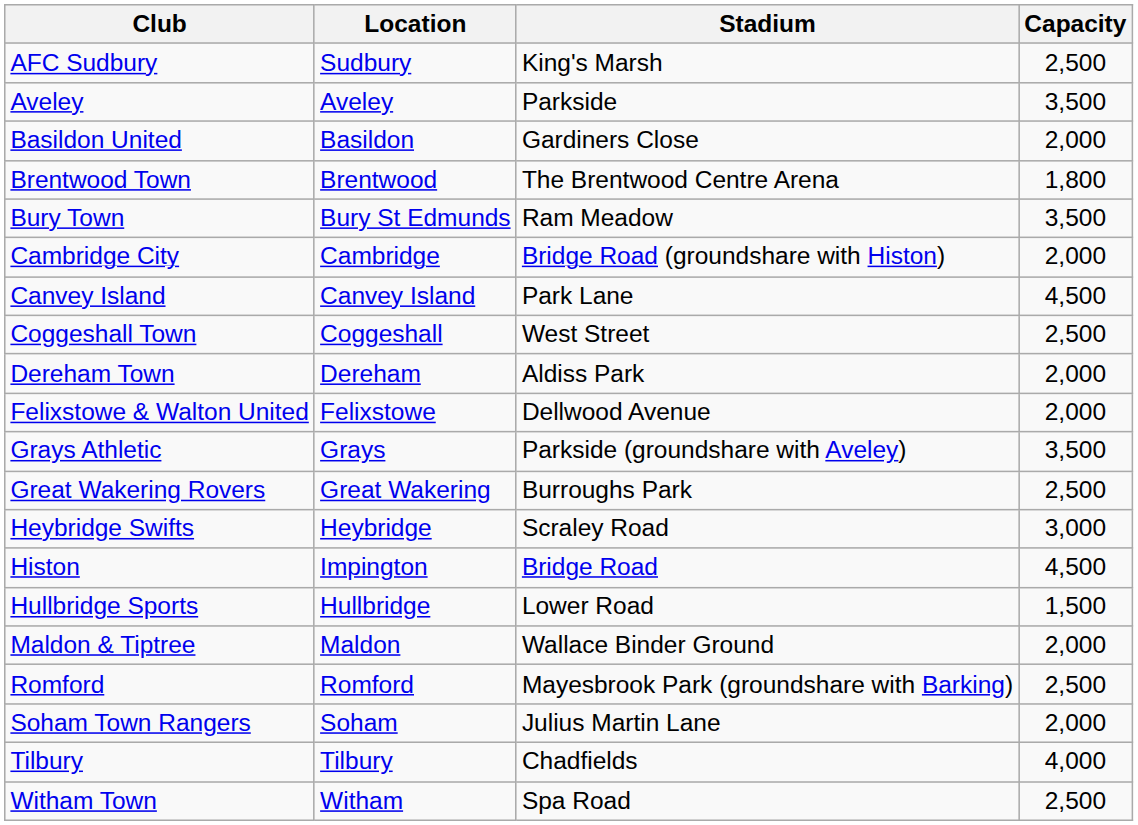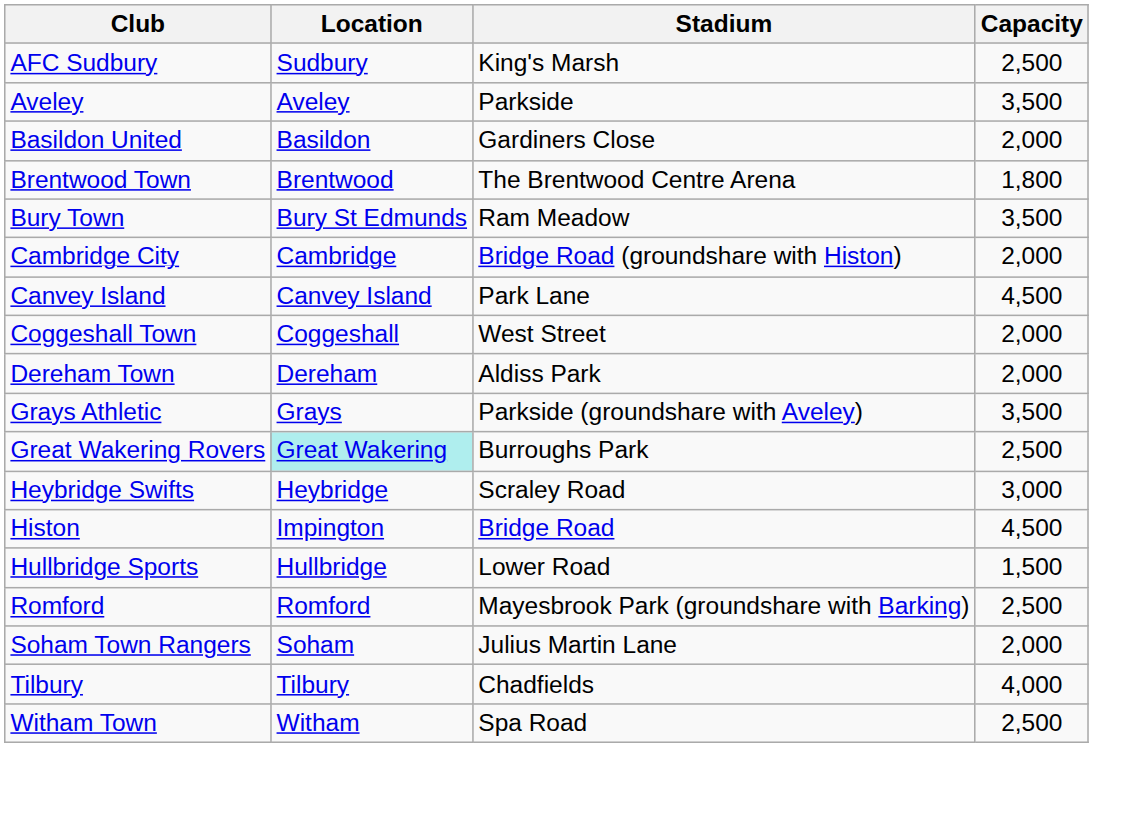(1075, 334) 2,500 -> (1032, 334) 2,000
- row: (160, 412)
(405, 489) no background -> (362, 450) paleturquoise background
- row: (103, 645)
